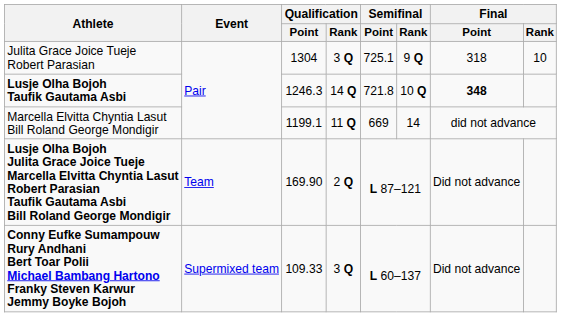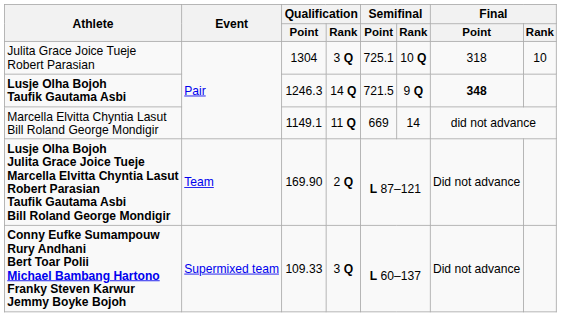(413, 58) 9 Q -> (413, 58) 10 Q
(379, 91) 721.8 -> (379, 91) 721.5
(413, 91) 10 Q -> (413, 91) 9 Q
(304, 123) 1199.1 -> (304, 123) 1149.1
